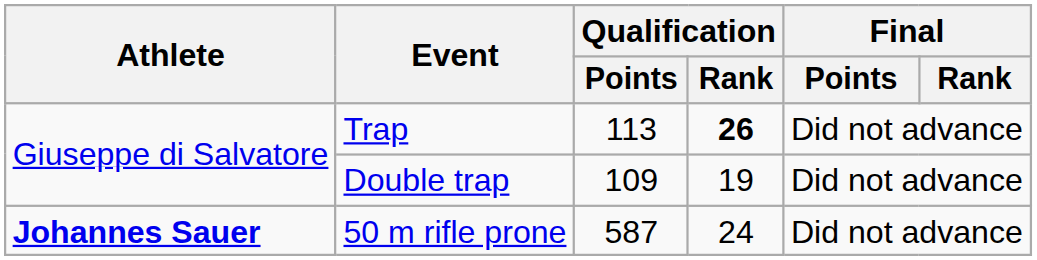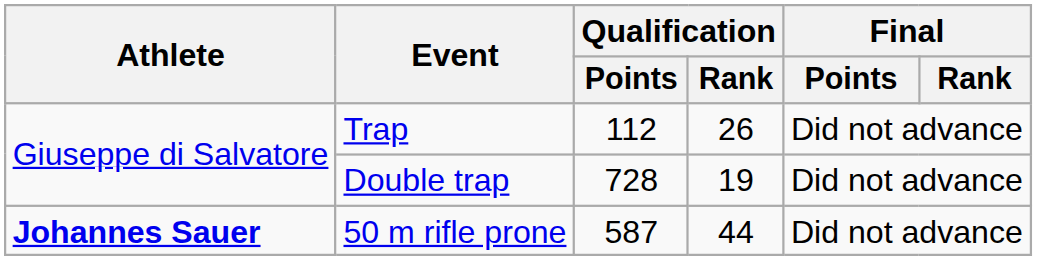(631, 129) 113 -> (631, 129) 112
(736, 129) bold -> (736, 129) normal
(631, 180) 109 -> (631, 180) 728
(736, 231) 24 -> (736, 231) 44
